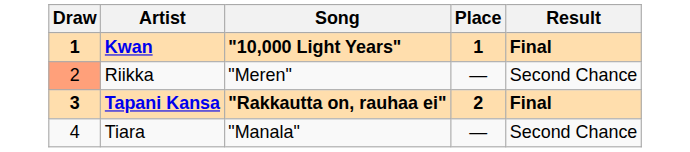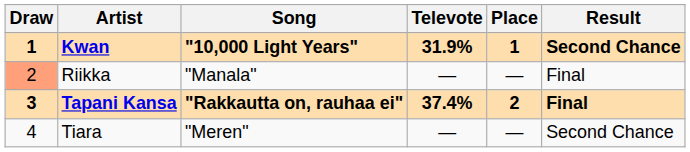+ column: (447, 18)
(531, 47) Final -> (613, 47) Second Chance
(260, 75) "Meren" -> (221, 75) "Manala"
(574, 75) Second Chance -> (566, 75) Final
(264, 132) "Manala" -> (217, 132) "Meren"
